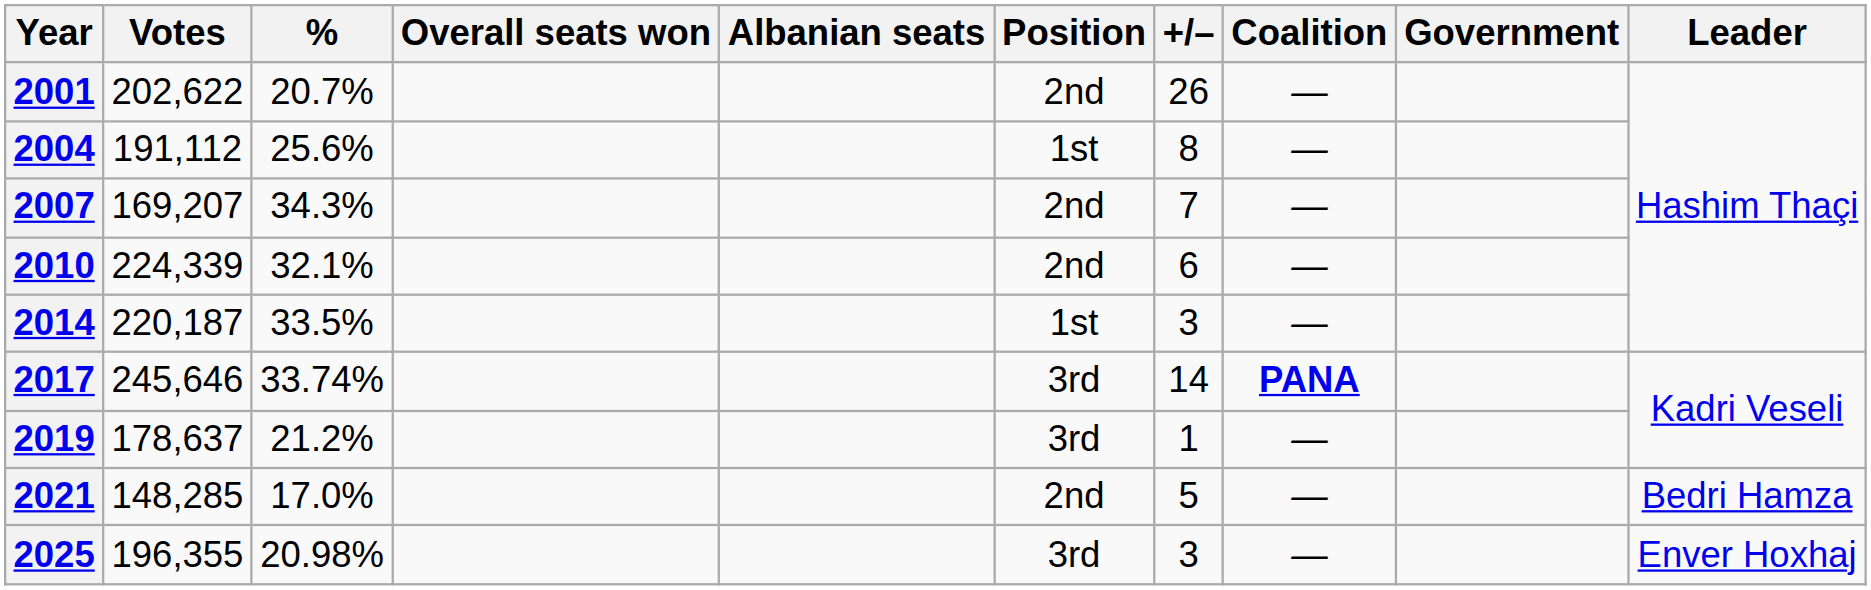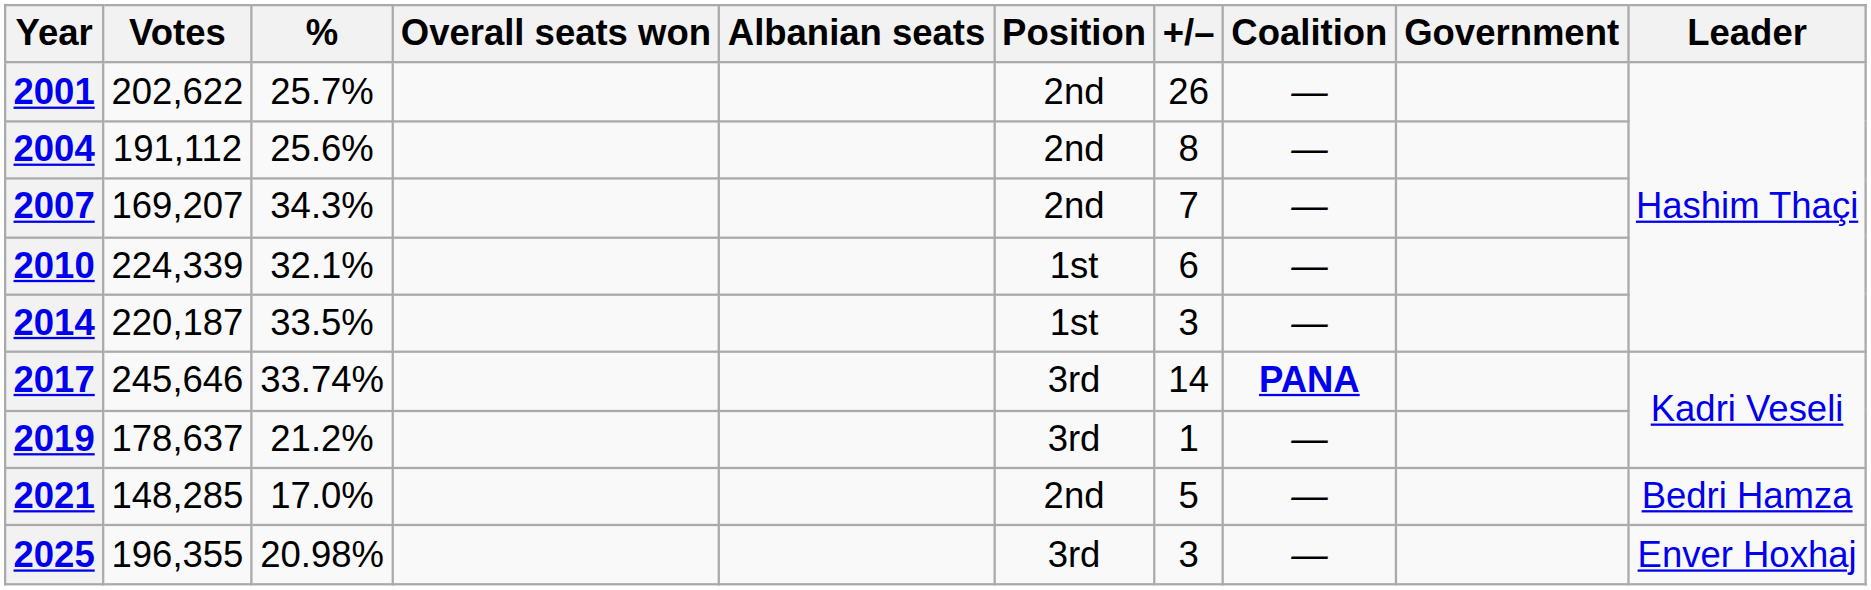(322, 91) 20.7% -> (322, 91) 25.7%
(1074, 149) 1st -> (1074, 149) 2nd
(1074, 264) 2nd -> (1074, 264) 1st
